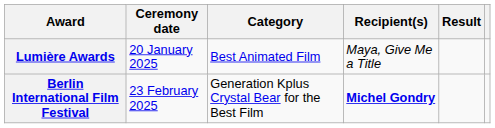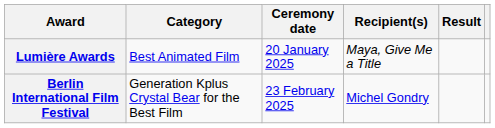columns swapped: (167, 21) <-> (275, 21)
(391, 98) bold -> (388, 98) normal
